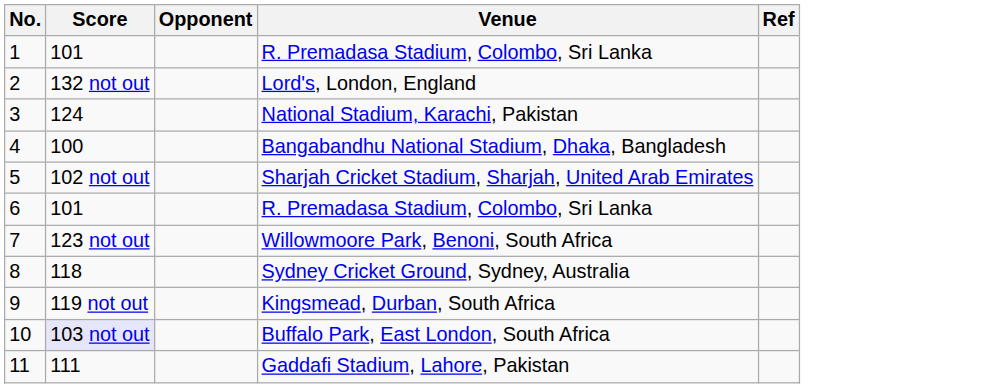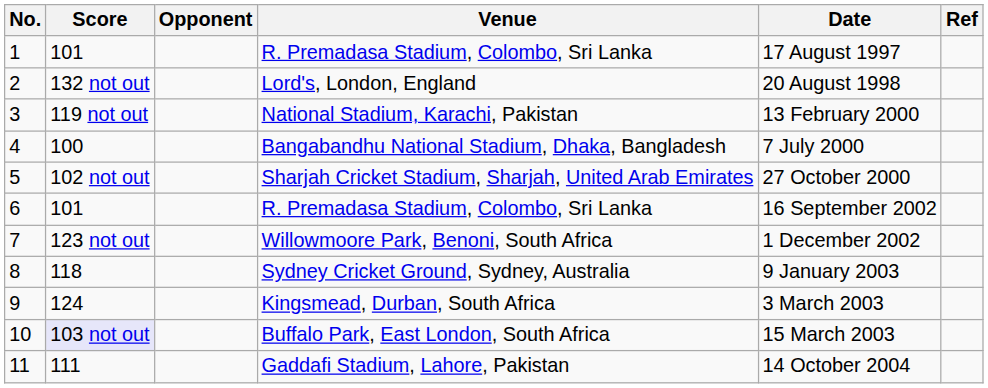+ column: (850, 20)
(67, 114) 124 -> (99, 114) 119 not out
(99, 303) 119 not out -> (67, 303) 124
